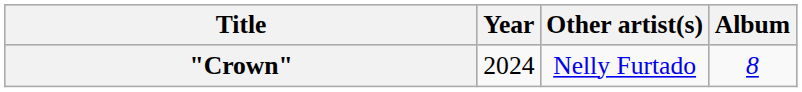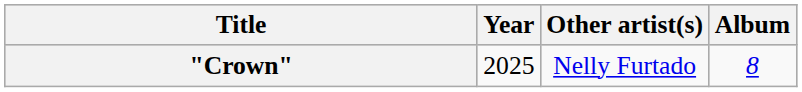(509, 65) 2024 -> (509, 65) 2025
